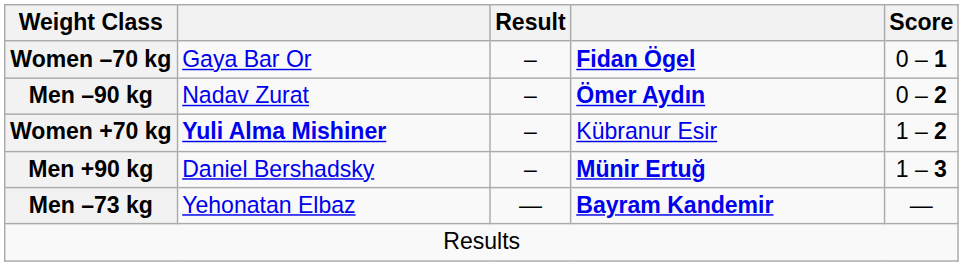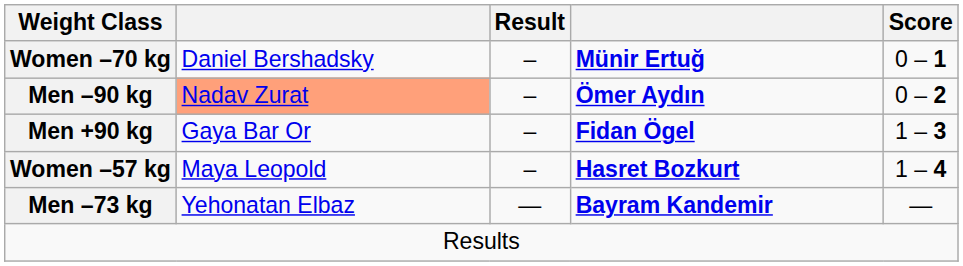(247, 59) Gaya Bar Or -> (278, 59) Daniel Bershadsky
(636, 59) Fidan Ögel -> (640, 59) Münir Ertuğ
(246, 95) no background -> (245, 95) lightsalmon background
- row: (91, 132)
(278, 168) Daniel Bershadsky -> (246, 132) Gaya Bar Or
(641, 168) Münir Ertuğ -> (635, 132) Fidan Ögel
+ row: (90, 168)
